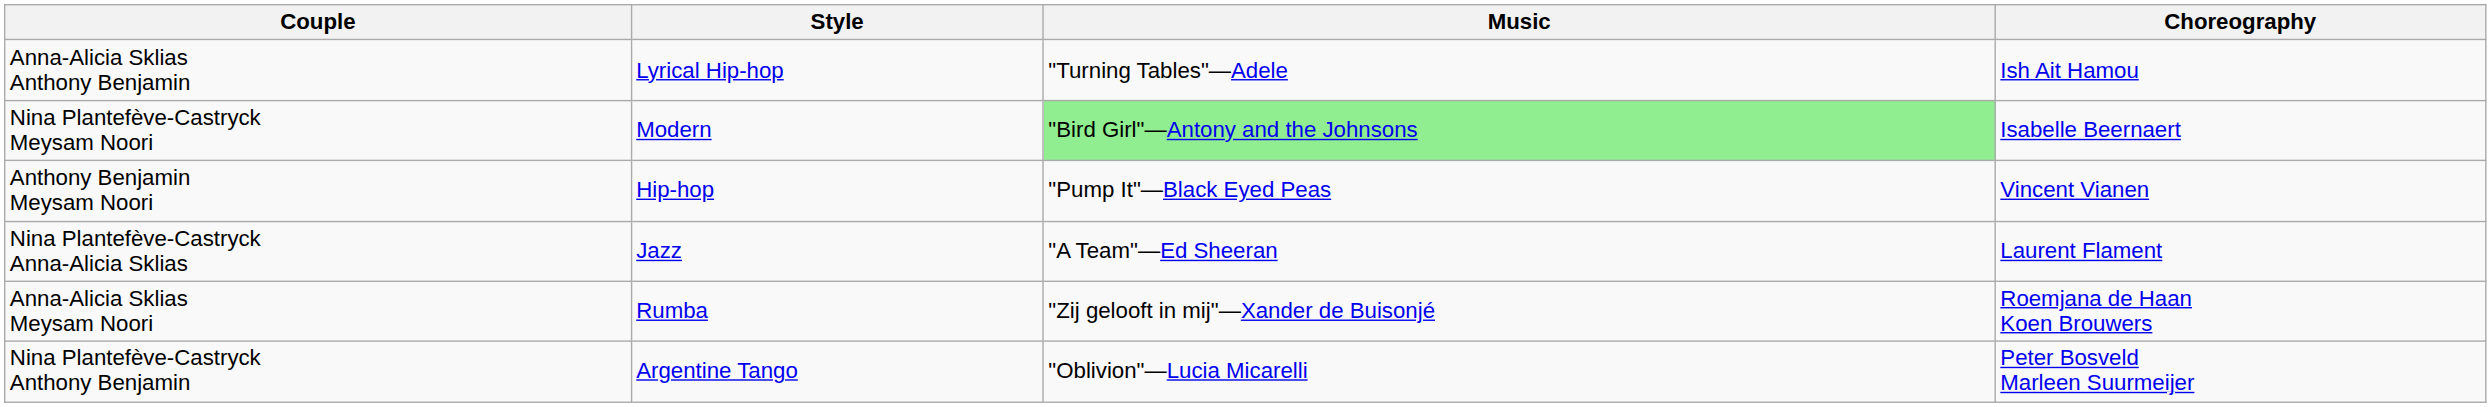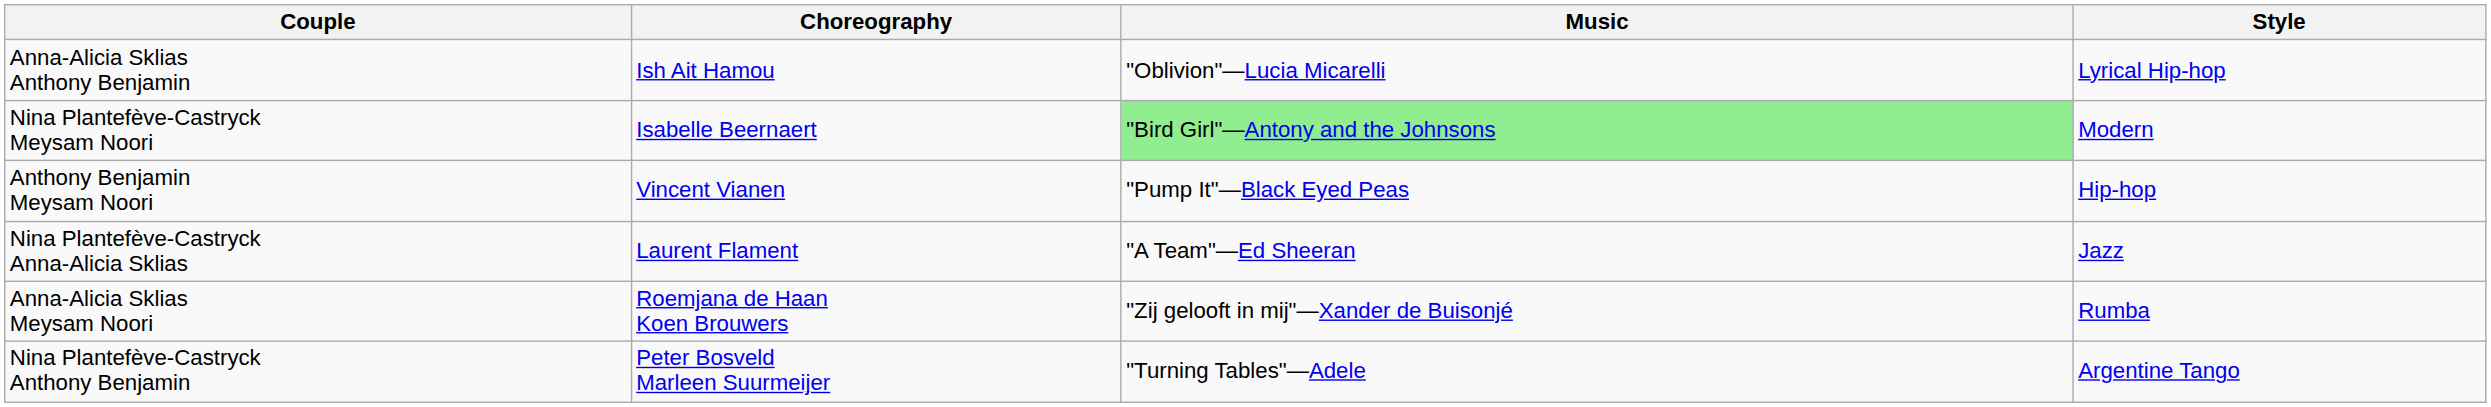columns swapped: (837, 22) <-> (2240, 22)
(1168, 69) "Turning Tables"—Adele -> (1256, 69) "Oblivion"—Lucia Micarelli
(1178, 371) "Oblivion"—Lucia Micarelli -> (1246, 371) "Turning Tables"—Adele
